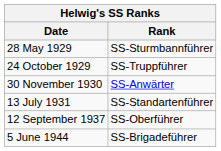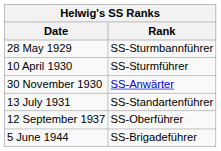- row: (49, 66)
+ row: (40, 66)
